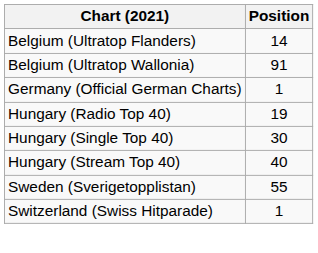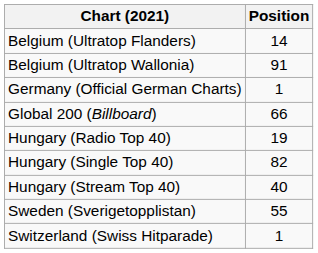+ row: (82, 114)
(279, 138) 30 -> (279, 162) 82
